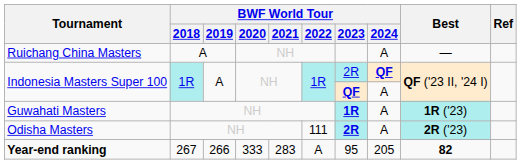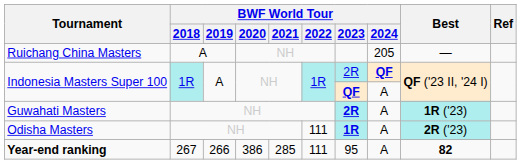(384, 53) A -> (384, 53) 205
(351, 111) 1R -> (351, 111) 2R
(351, 131) 2R -> (351, 131) 1R
(252, 150) 333 -> (252, 150) 386
(285, 150) 283 -> (285, 150) 285
(318, 150) A -> (318, 150) 111
(384, 150) 205 -> (384, 150) A
